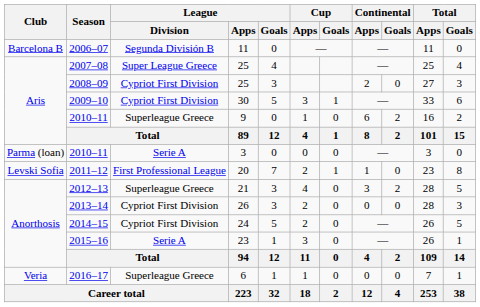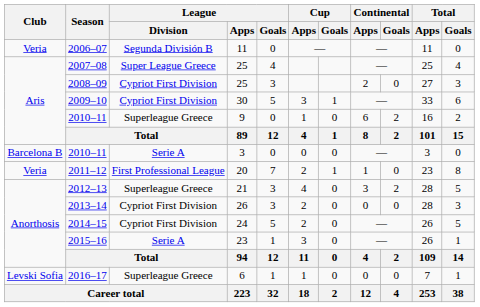(36, 48) Barcelona B -> (35, 48) Veria
(36, 153) Parma (loan) -> (35, 153) Barcelona B
(36, 170) Levski Sofia -> (35, 170) Veria
(36, 275) Veria -> (35, 275) Levski Sofia
